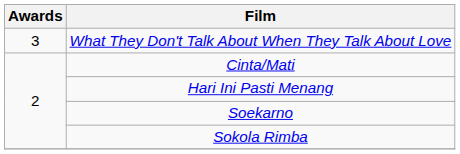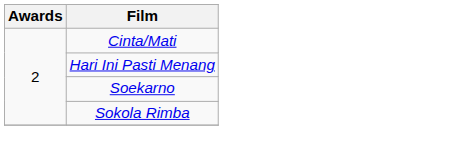- row: (260, 40)
